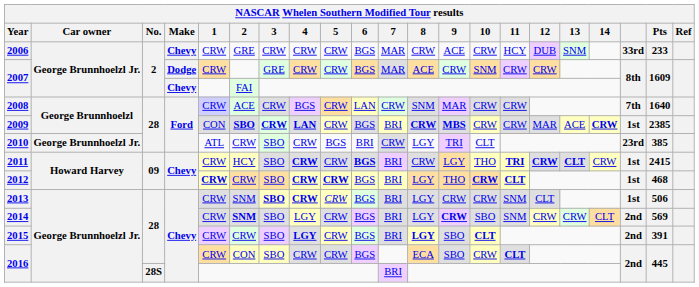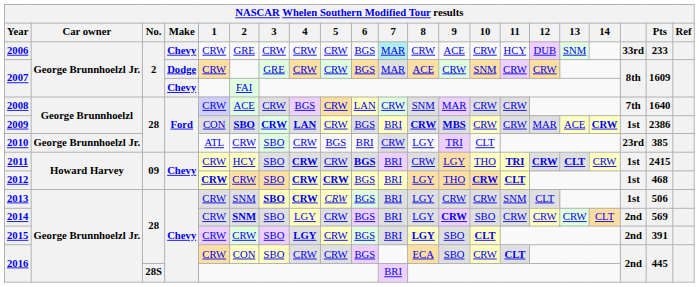(393, 50) no background -> (393, 50) paleturquoise background
(660, 124) 2385 -> (660, 124) 2386
(515, 217) SNM -> (515, 217) CRW
